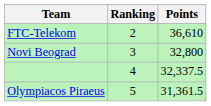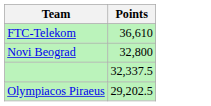- column: (133, 14)
(182, 91) 31,361.5 -> (132, 91) 29,202.5
